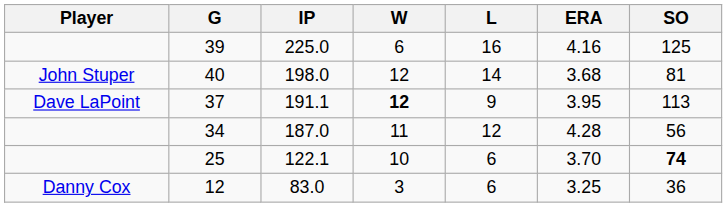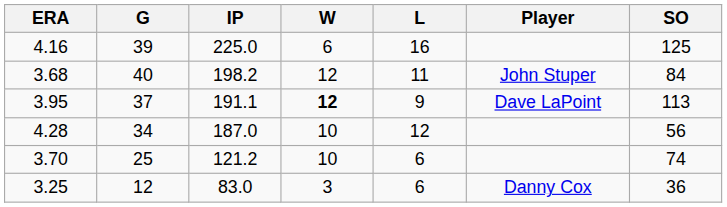columns swapped: (87, 18) <-> (584, 18)
(307, 74) 198.0 -> (235, 74) 198.2
(491, 74) 14 -> (420, 74) 11
(676, 74) 81 -> (676, 74) 84
(399, 131) 11 -> (327, 131) 10
(307, 159) 122.1 -> (235, 159) 121.2
(676, 159) bold -> (676, 159) normal
